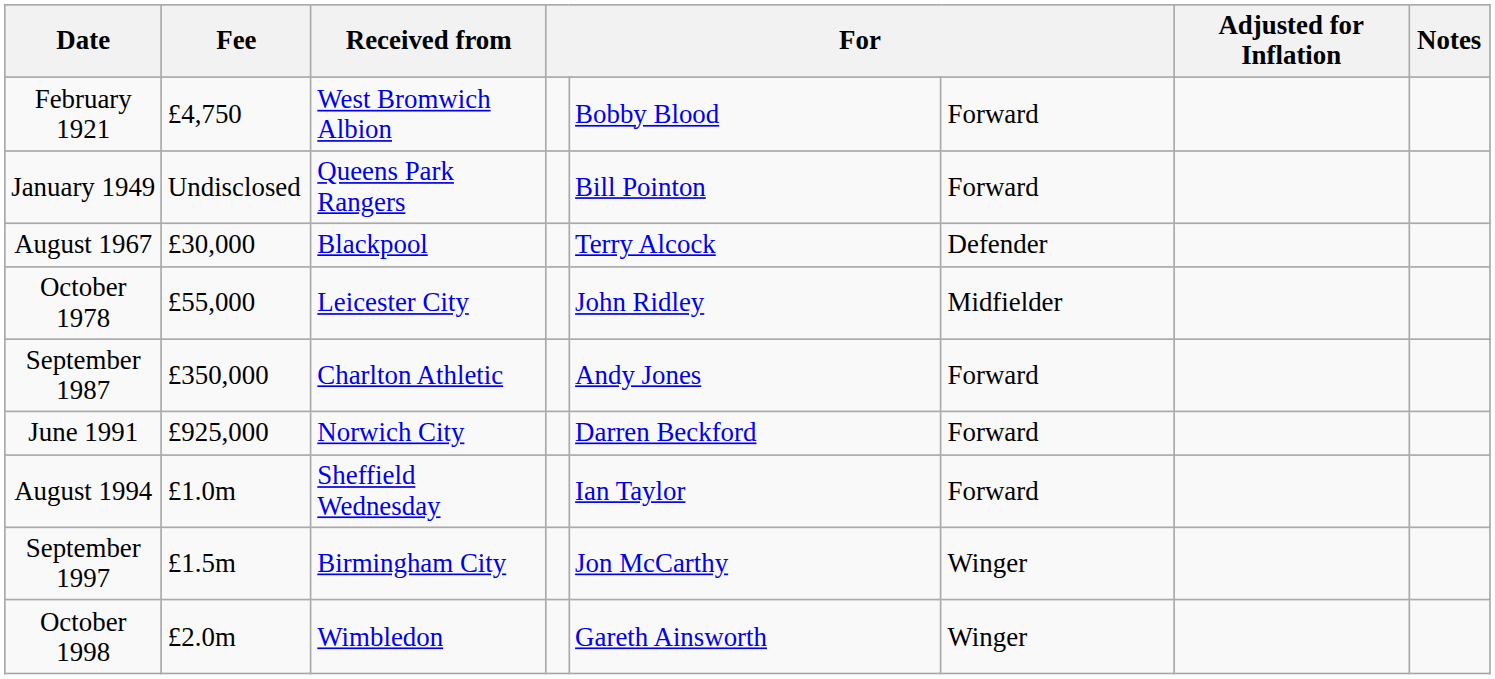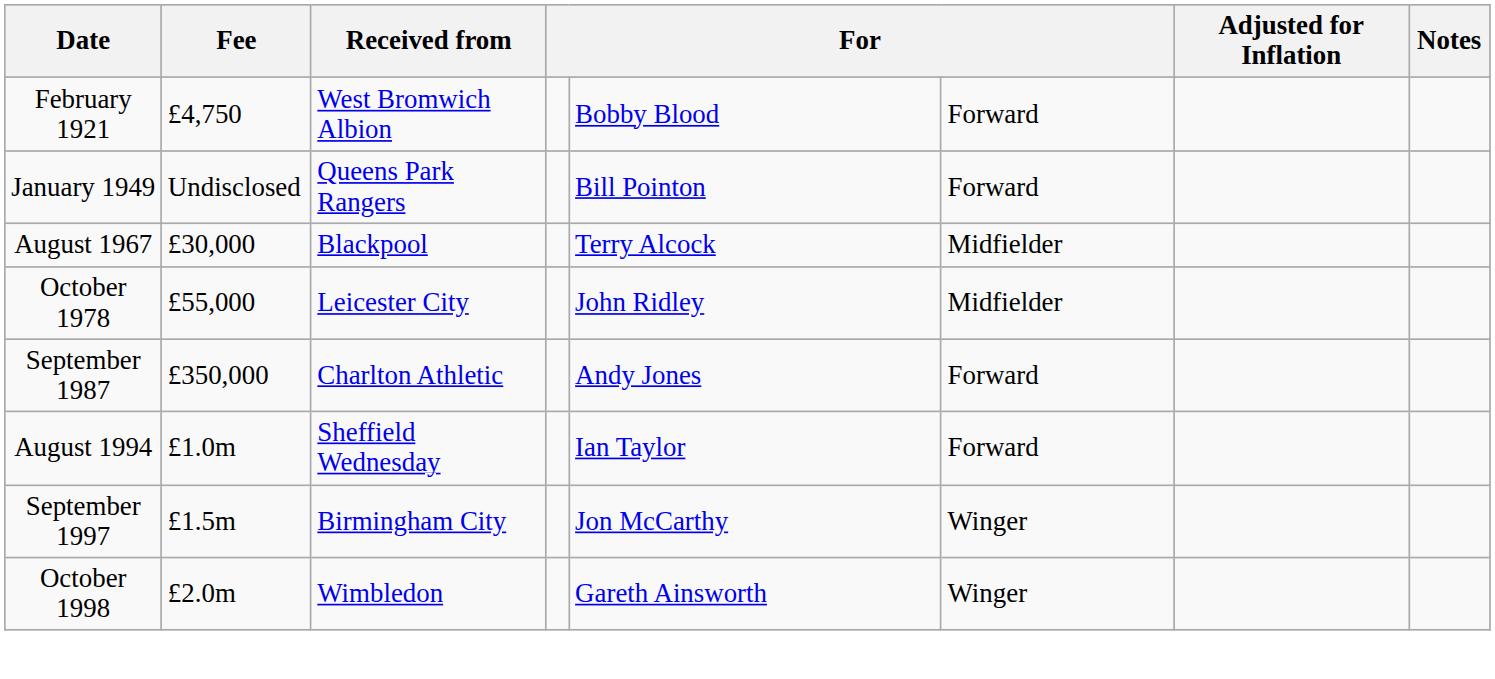(998, 244) Defender -> (1005, 244) Midfielder
- row: (83, 432)
